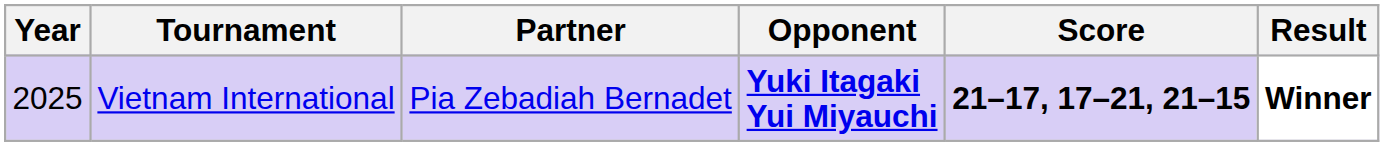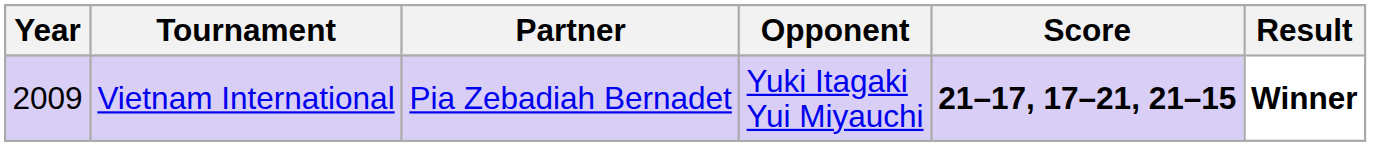(48, 98) 2025 -> (48, 98) 2009
(842, 98) bold -> (835, 98) normal
